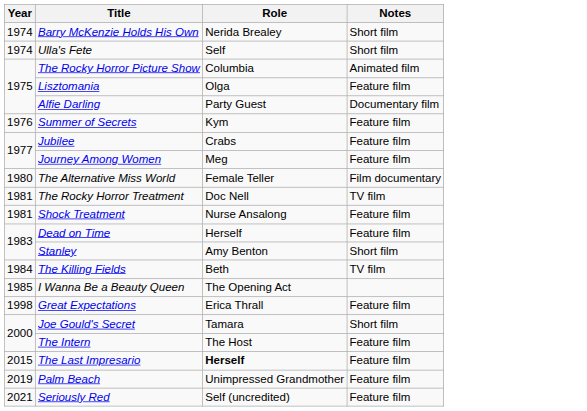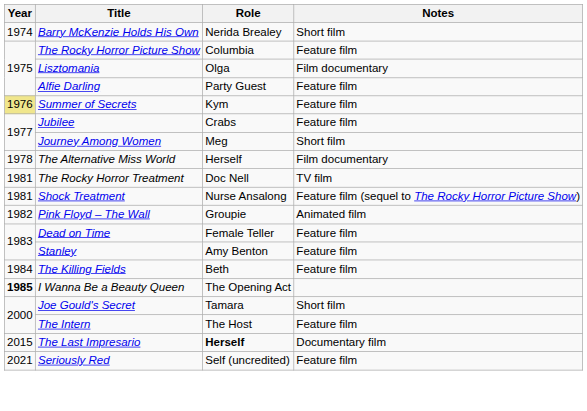- row: (65, 50)
(384, 68) Animated film -> (327, 50) Feature film
(380, 86) Feature film -> (342, 68) Film documentary
(394, 104) Documentary film -> (327, 86) Feature film
(20, 123) no background -> (20, 104) khaki background
(380, 159) Feature film -> (321, 141) Short film
(20, 178) 1980 -> (20, 159) 1978
(240, 178) Female Teller -> (223, 159) Herself
(380, 214) Feature film -> (438, 196) Feature film (sequel to The Rocky Horror Picture Show)
+ row: (94, 214)
(223, 232) Herself -> (240, 232) Female Teller
(374, 251) Short film -> (327, 251) Feature film
(367, 269) TV film -> (327, 269) Feature film
(20, 287) normal -> (20, 287) bold
- row: (87, 305)
(380, 360) Feature film -> (341, 342) Documentary film
- row: (69, 379)
